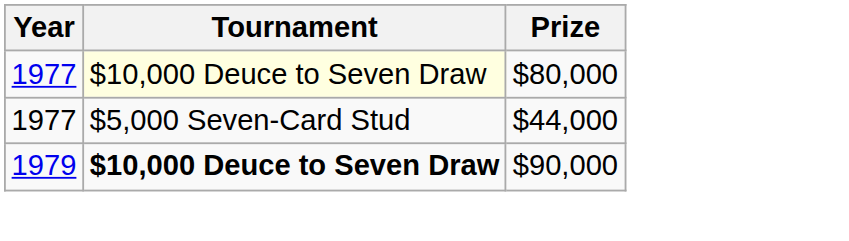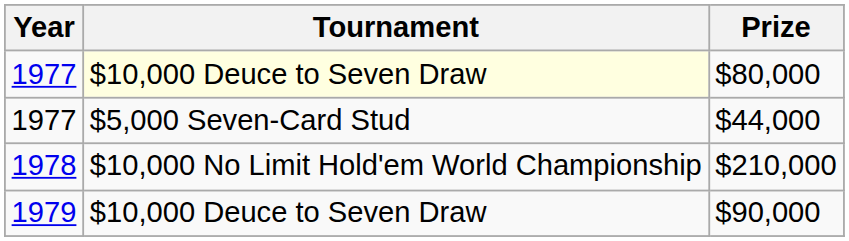+ row: (776, 166)
(295, 166) bold -> (288, 212) normal
